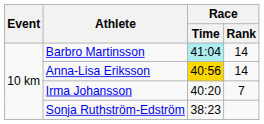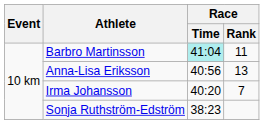(241, 53) 14 -> (241, 53) 11
(206, 72) gold background -> (206, 72) no background
(241, 72) 14 -> (241, 72) 13
